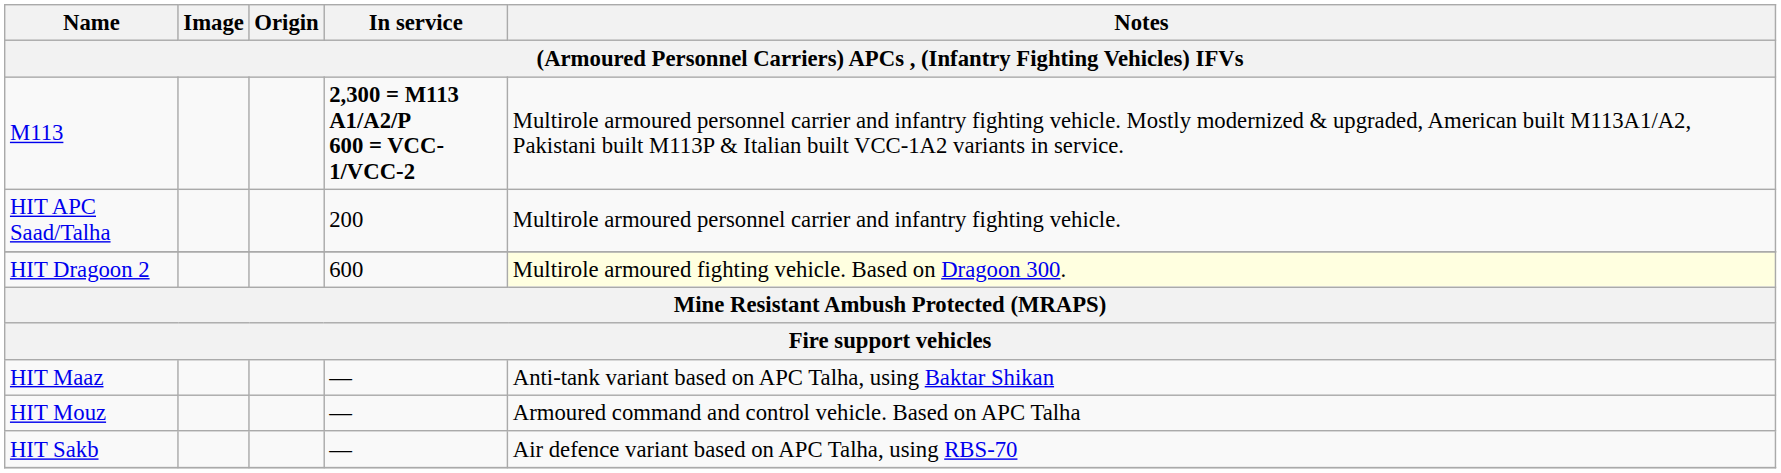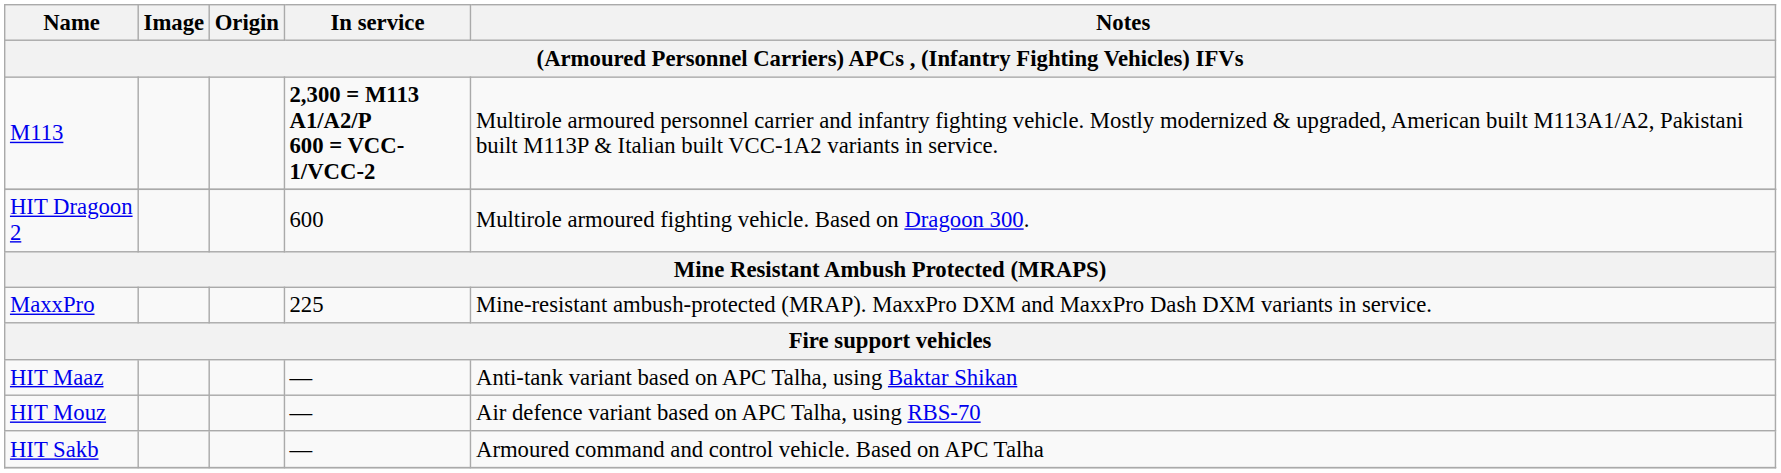- row: (60, 220)
(789, 268) lightyellow background -> (753, 220) no background
+ row: (52, 304)
(797, 413) Armoured command and control vehicle. Based on APC Talha -> (728, 413) Air defence variant based on APC Talha, using RBS-70
(765, 449) Air defence variant based on APC Talha, using RBS-70 -> (760, 449) Armoured command and control vehicle. Based on APC Talha
